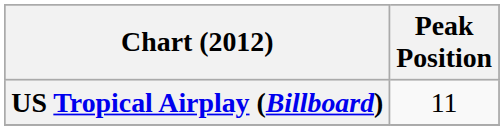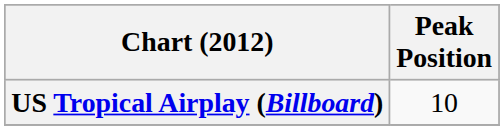(444, 102) 11 -> (444, 102) 10
